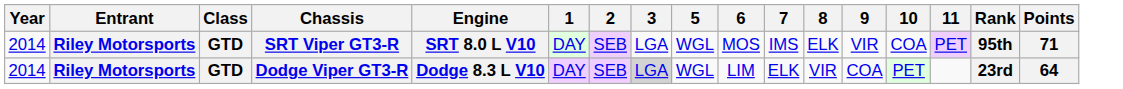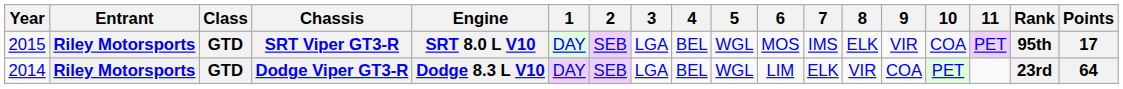+ column: (692, 18)
(27, 45) 2014 -> (27, 45) 2015
(1049, 45) 71 -> (1088, 45) 17
(652, 71) lightgrey background -> (652, 71) no background
